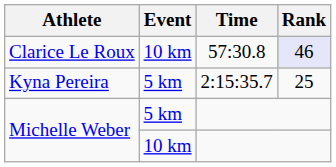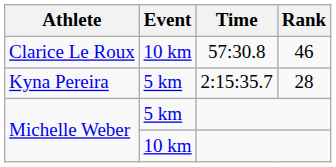(304, 51) lavender background -> (304, 51) no background
(304, 83) 25 -> (304, 83) 28
